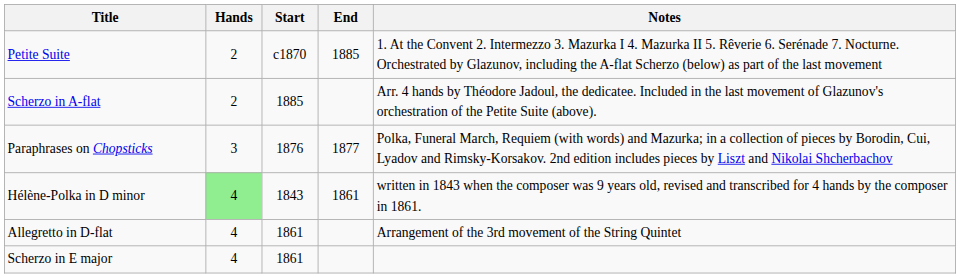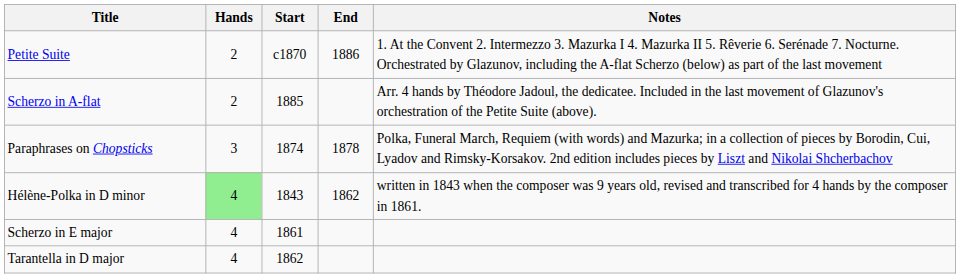(346, 54) 1885 -> (346, 54) 1886
(290, 148) 1876 -> (290, 148) 1874
(346, 148) 1877 -> (346, 148) 1878
(346, 195) 1861 -> (346, 195) 1862
- row: (60, 232)
+ row: (66, 259)
